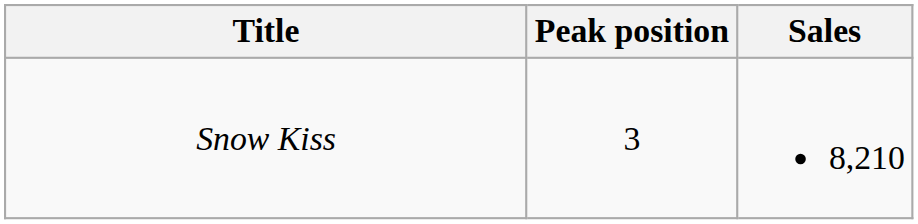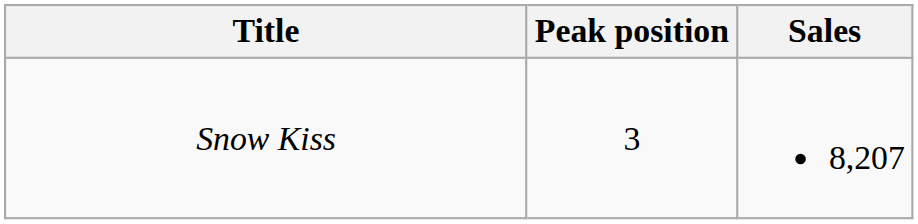(825, 157) 8,210 -> (825, 157) 8,207
